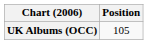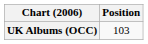(121, 30) 105 -> (121, 30) 103
